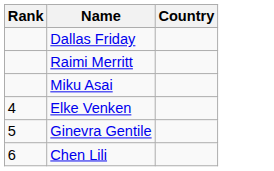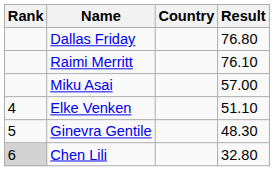+ column: (243, 16)
(12, 155) no background -> (12, 155) lightgrey background
